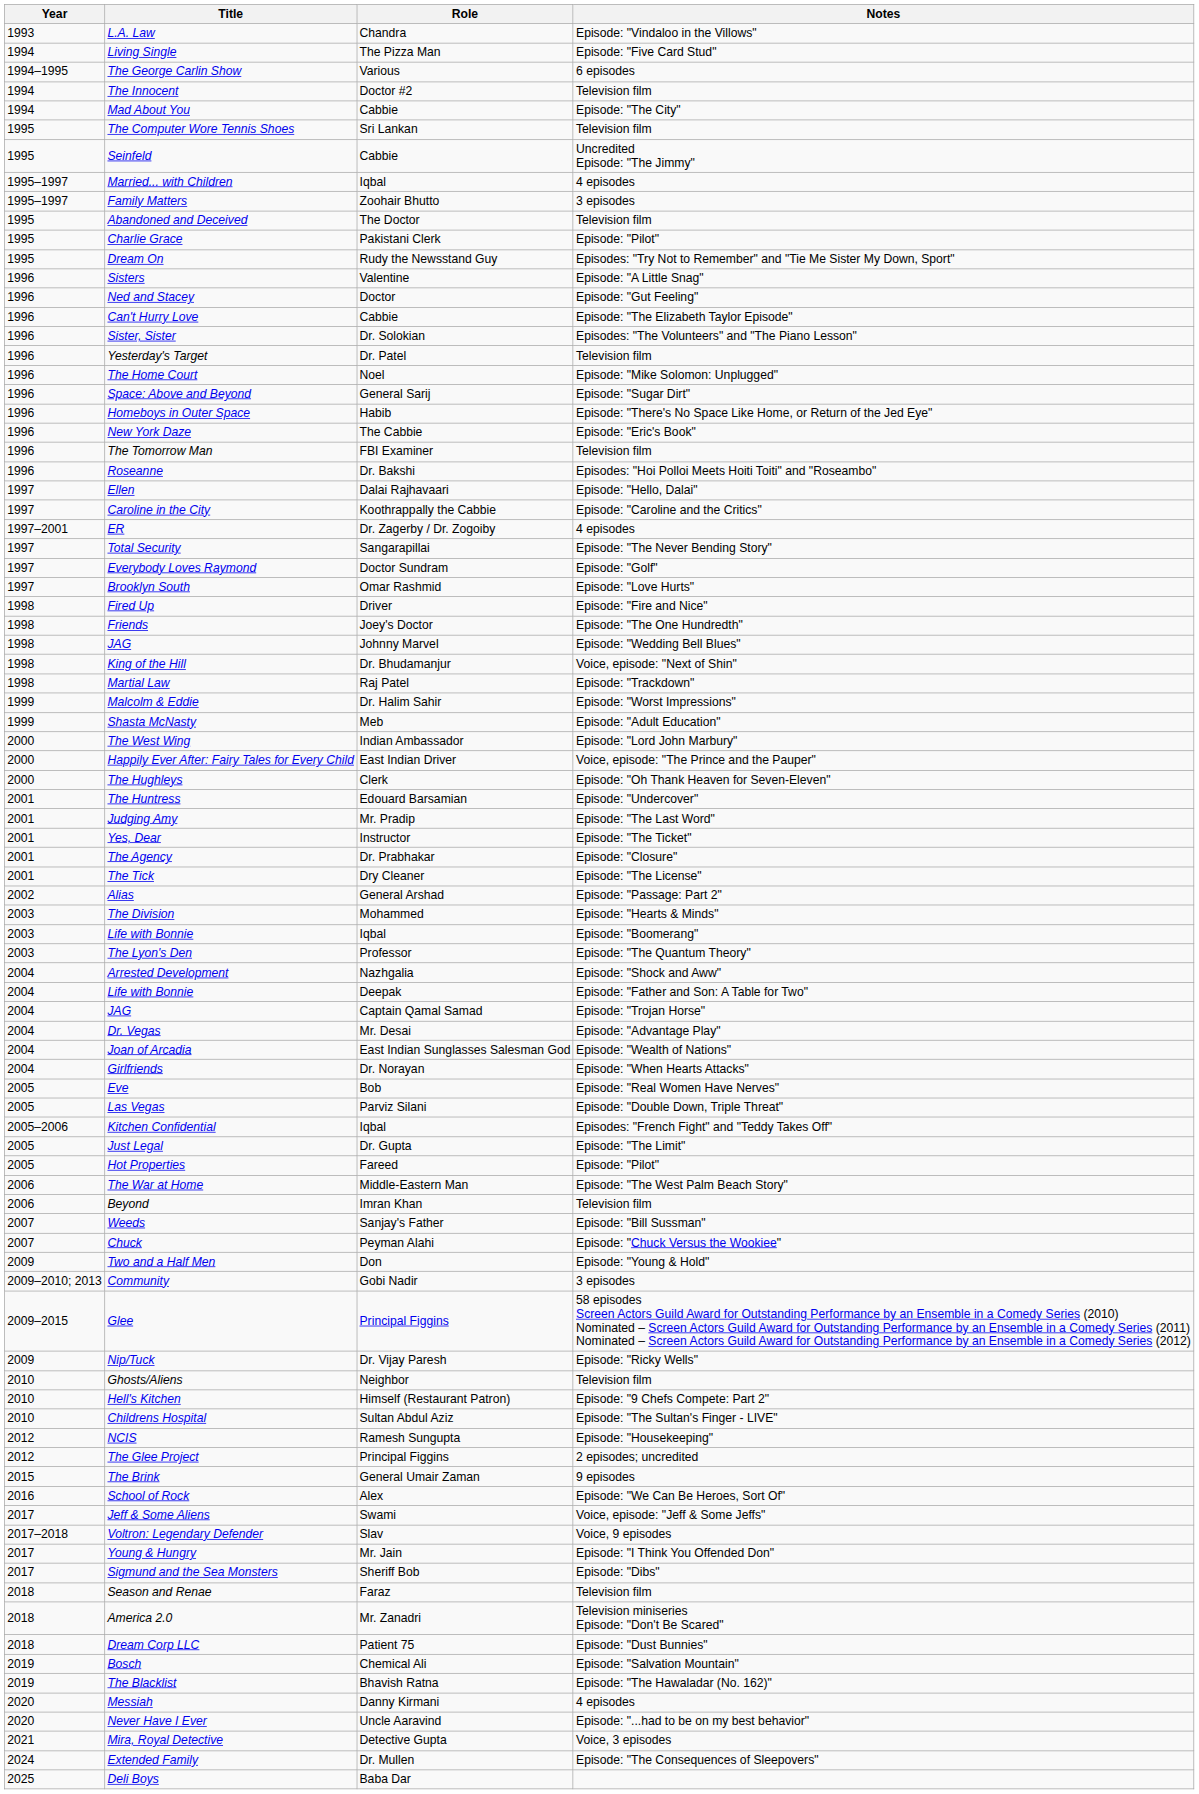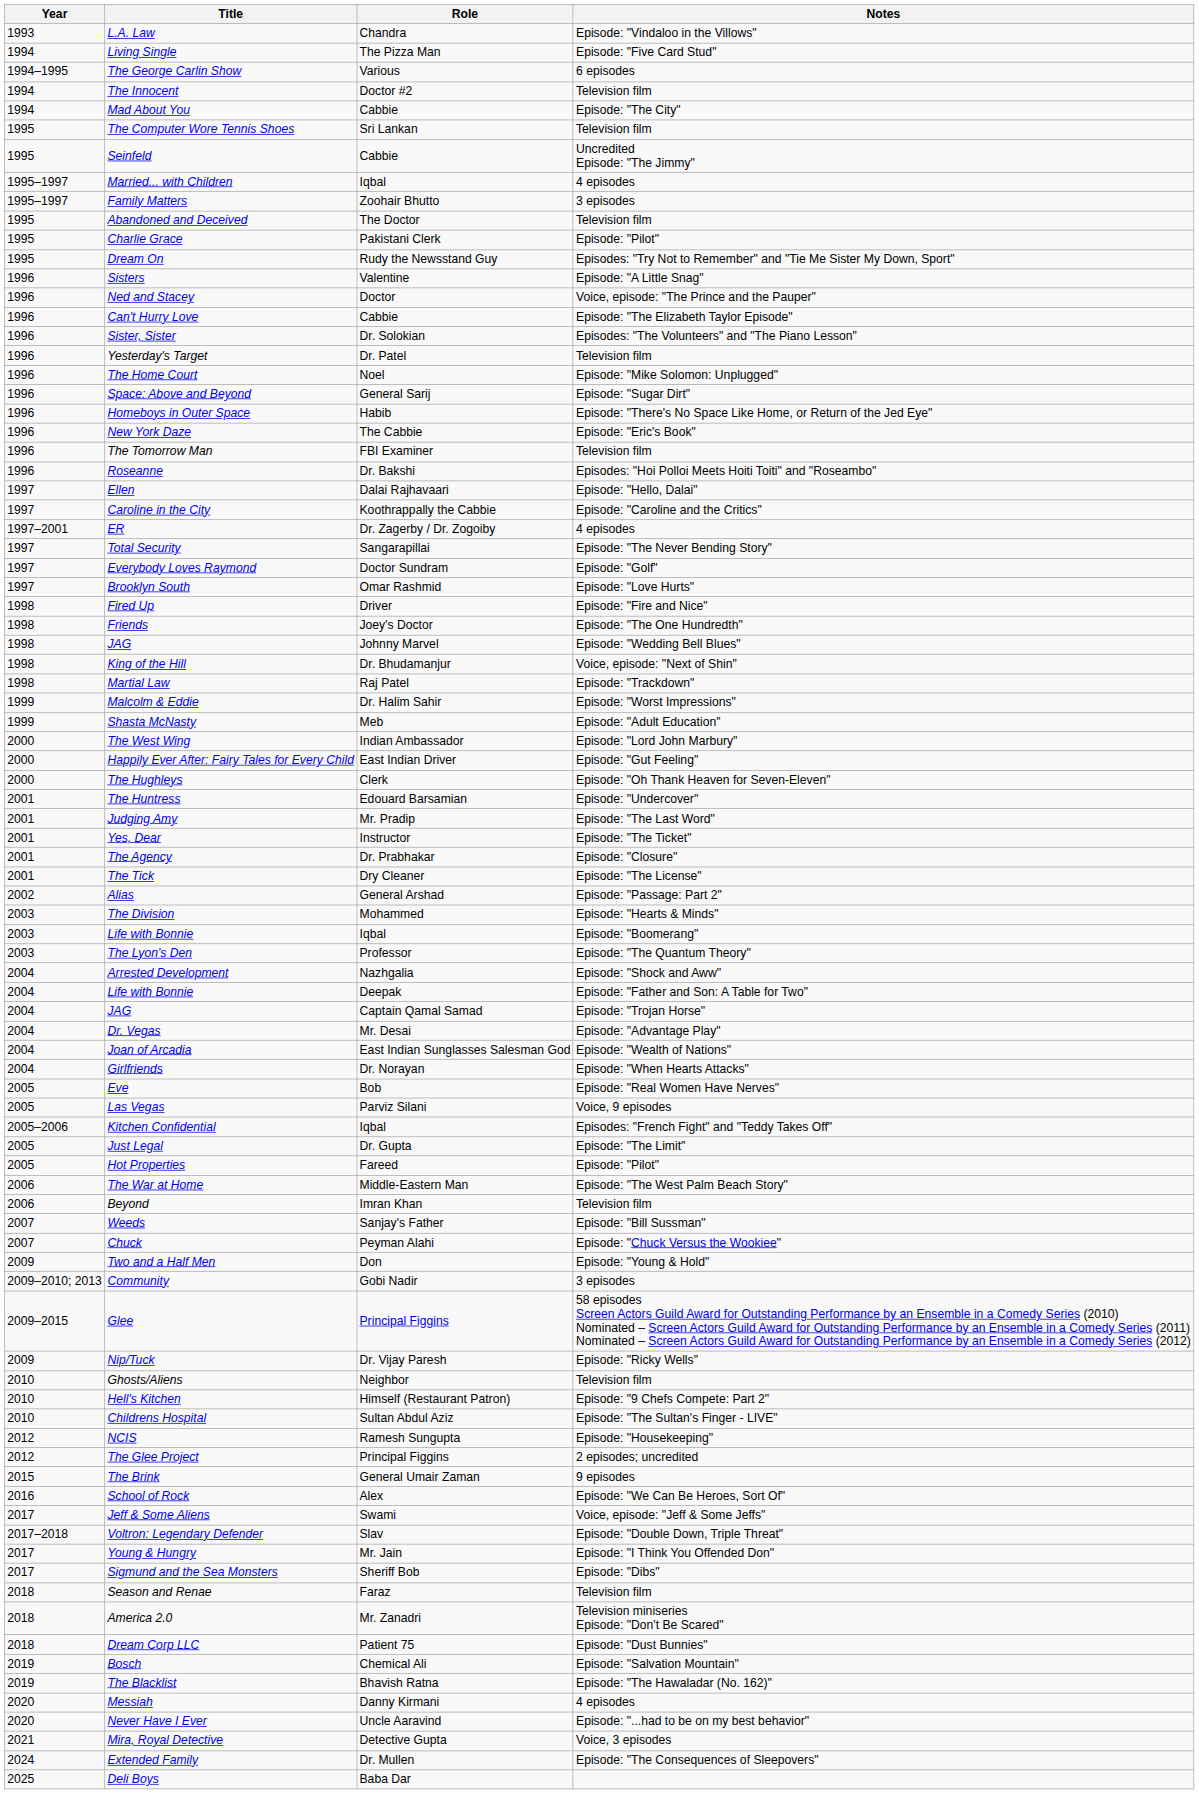(637, 297) Episode: "Gut Feeling" -> (696, 297) Voice, episode: "The Prince and the Pauper"
(696, 760) Voice, episode: "The Prince and the Pauper" -> (637, 760) Episode: "Gut Feeling"
(680, 1107) Episode: "Double Down, Triple Threat" -> (624, 1107) Voice, 9 episodes
(624, 1534) Voice, 9 episodes -> (680, 1534) Episode: "Double Down, Triple Threat"
